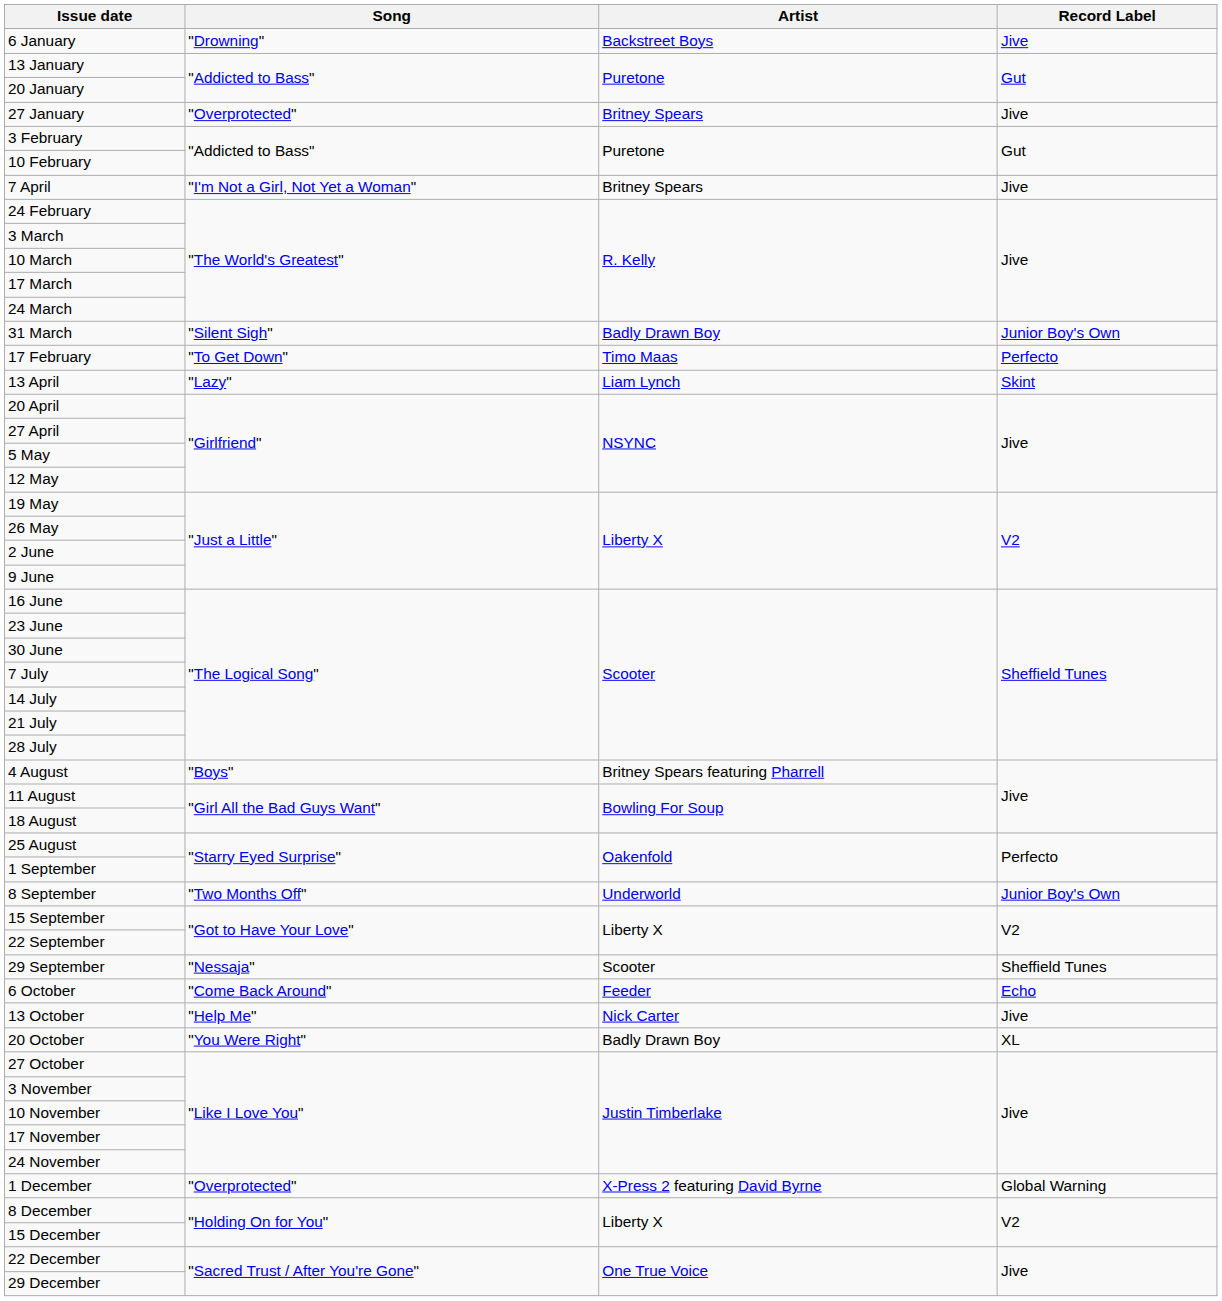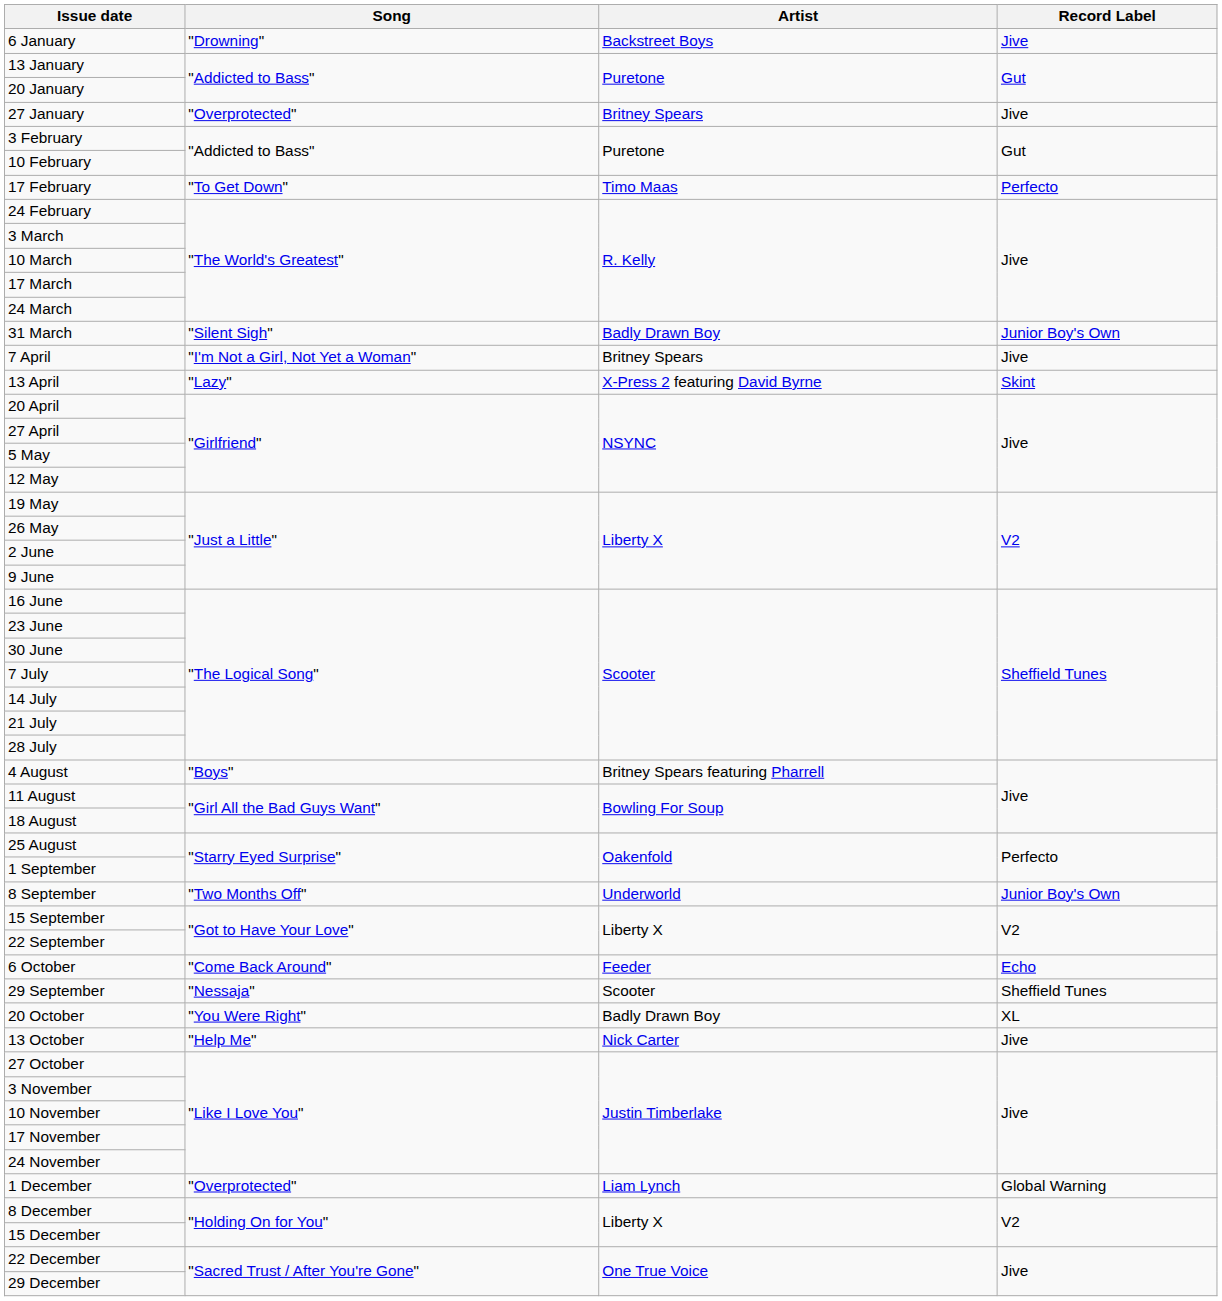rows swapped: (49, 357) <-> (29, 187)
(641, 382) Liam Lynch -> (712, 382) X-Press 2 featuring David Byrne
rows swapped: (56, 966) <-> (42, 991)
rows swapped: (46, 1015) <-> (46, 1039)
(712, 1185) X-Press 2 featuring David Byrne -> (641, 1185) Liam Lynch
